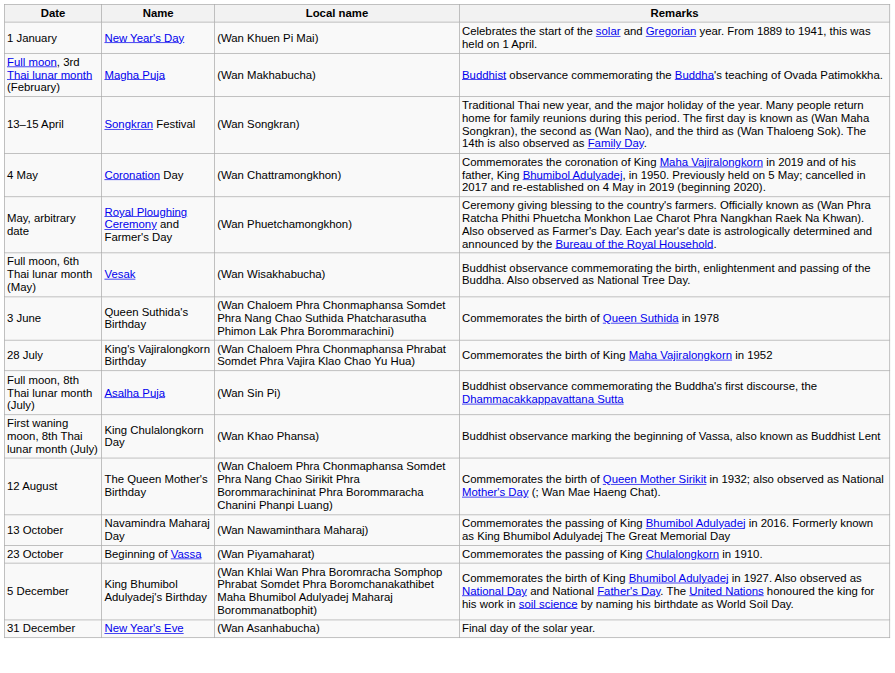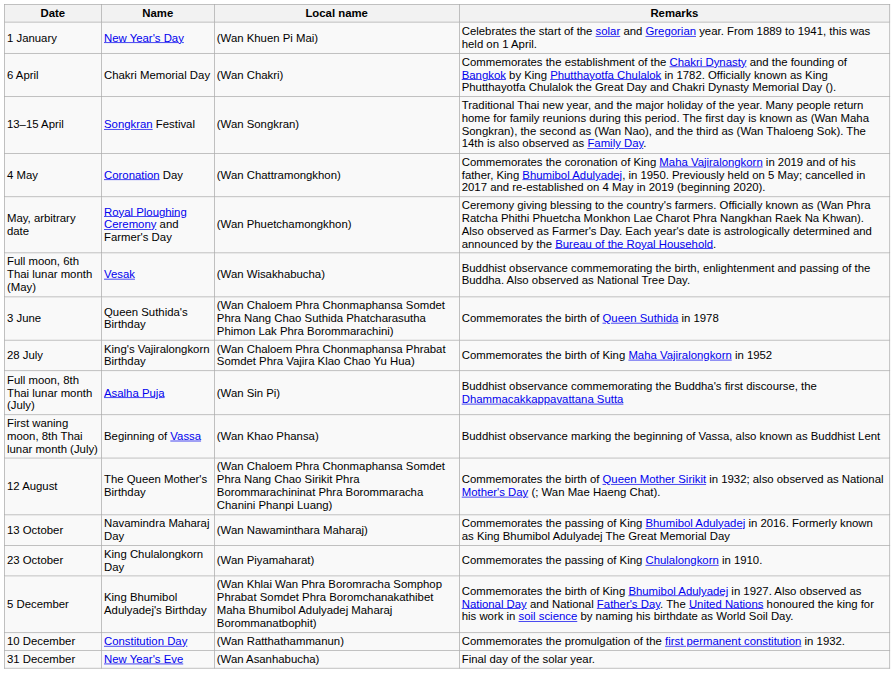- row: (50, 75)
+ row: (23, 75)
(154, 436) King Chulalongkorn Day -> (153, 436) Beginning of Vassa
(153, 554) Beginning of Vassa -> (154, 560) King Chulalongkorn Day
+ row: (41, 641)
